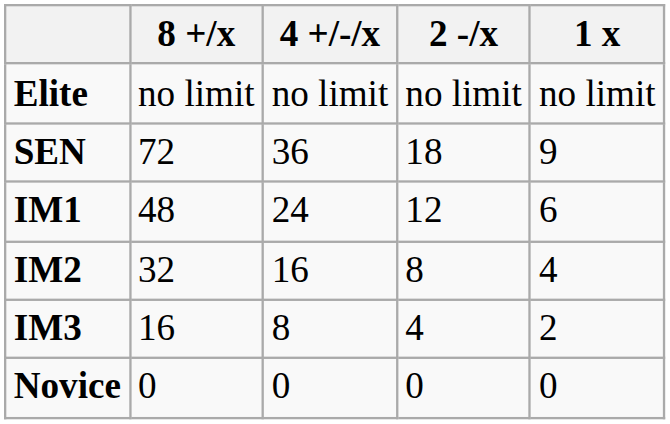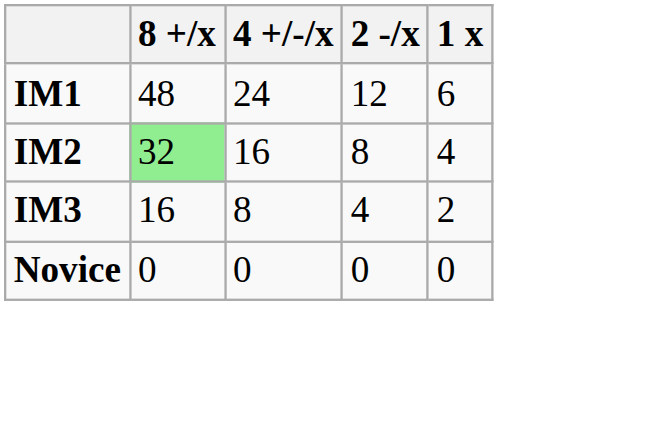- row: (51, 92)
- row: (50, 151)
(157, 269) no background -> (157, 151) lightgreen background
